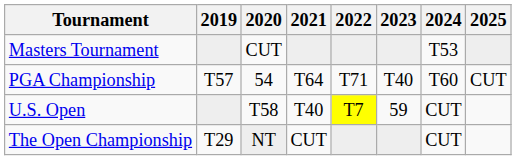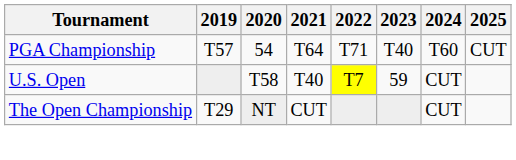- row: (84, 49)
